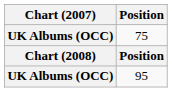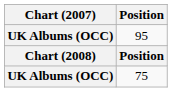rows swapped: (142, 35) <-> (142, 76)
